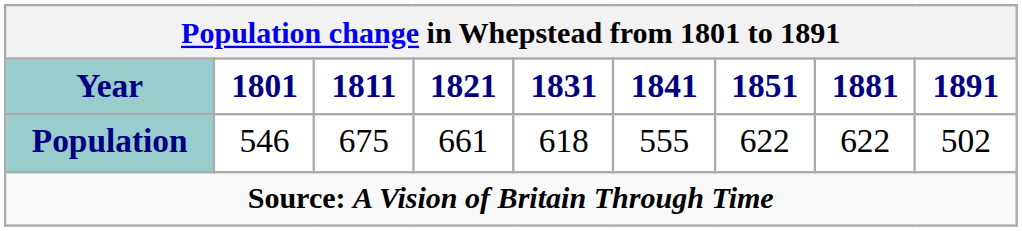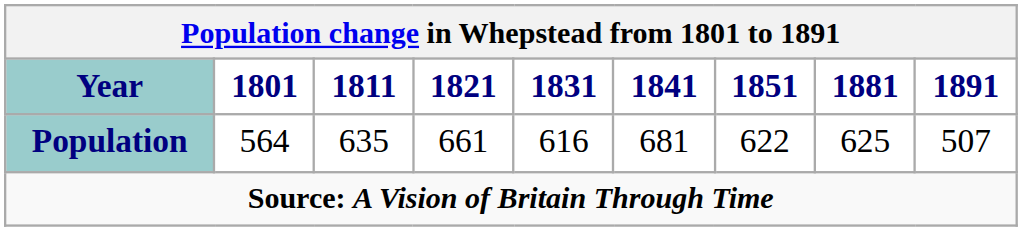(265, 142) 546 -> (265, 142) 564
(364, 142) 675 -> (364, 142) 635
(564, 142) 618 -> (564, 142) 616
(664, 142) 555 -> (664, 142) 681
(865, 142) 622 -> (865, 142) 625
(966, 142) 502 -> (966, 142) 507
